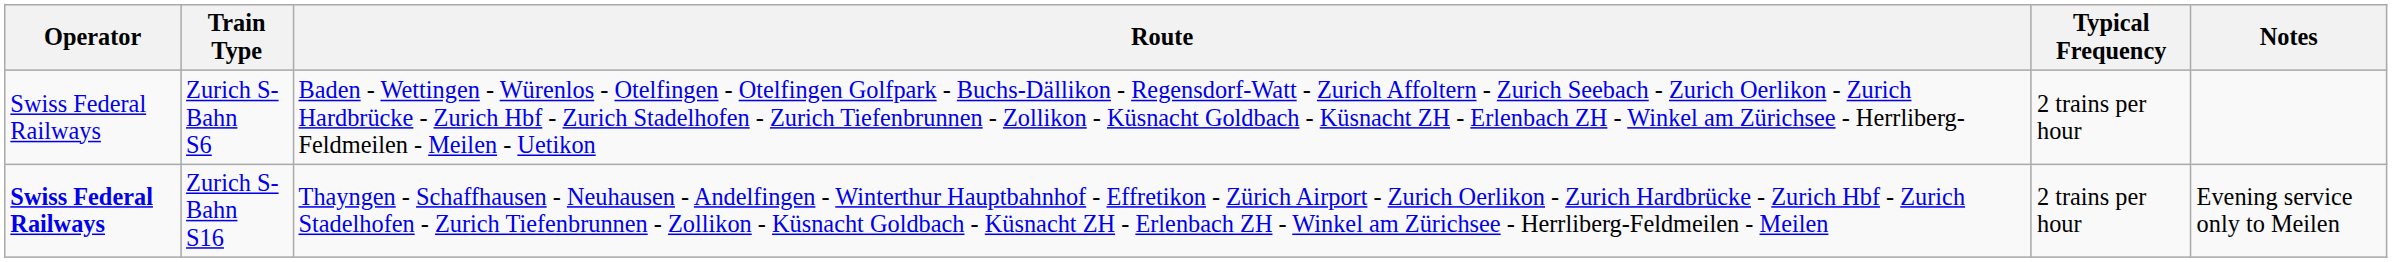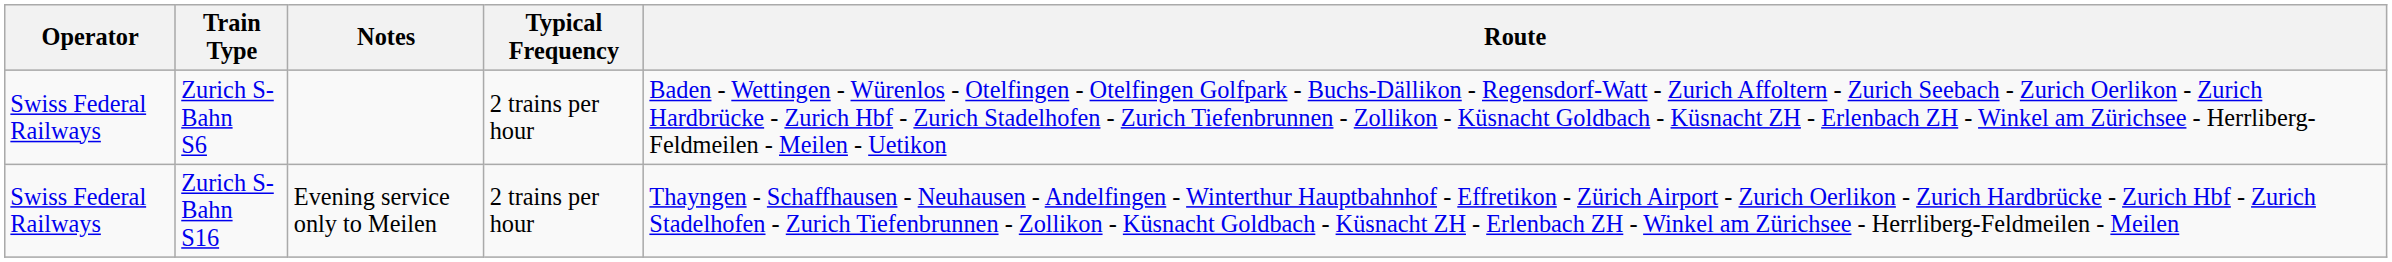columns swapped: (1162, 37) <-> (2289, 37)
(82, 210) bold -> (78, 210) normal
